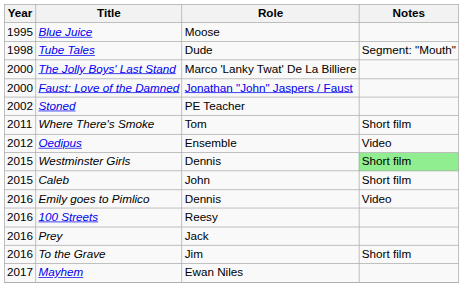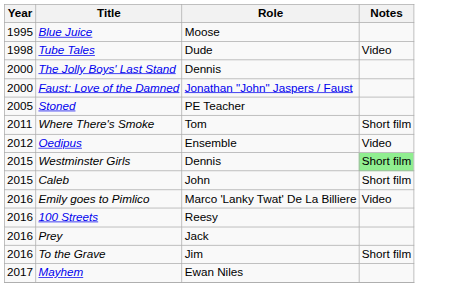(409, 50) Segment: "Mouth" -> (377, 50) Video
(271, 69) Marco 'Lanky Twat' De La Billiere -> (203, 69) Dennis
(20, 106) 2002 -> (20, 106) 2005
(203, 198) Dennis -> (271, 198) Marco 'Lanky Twat' De La Billiere
